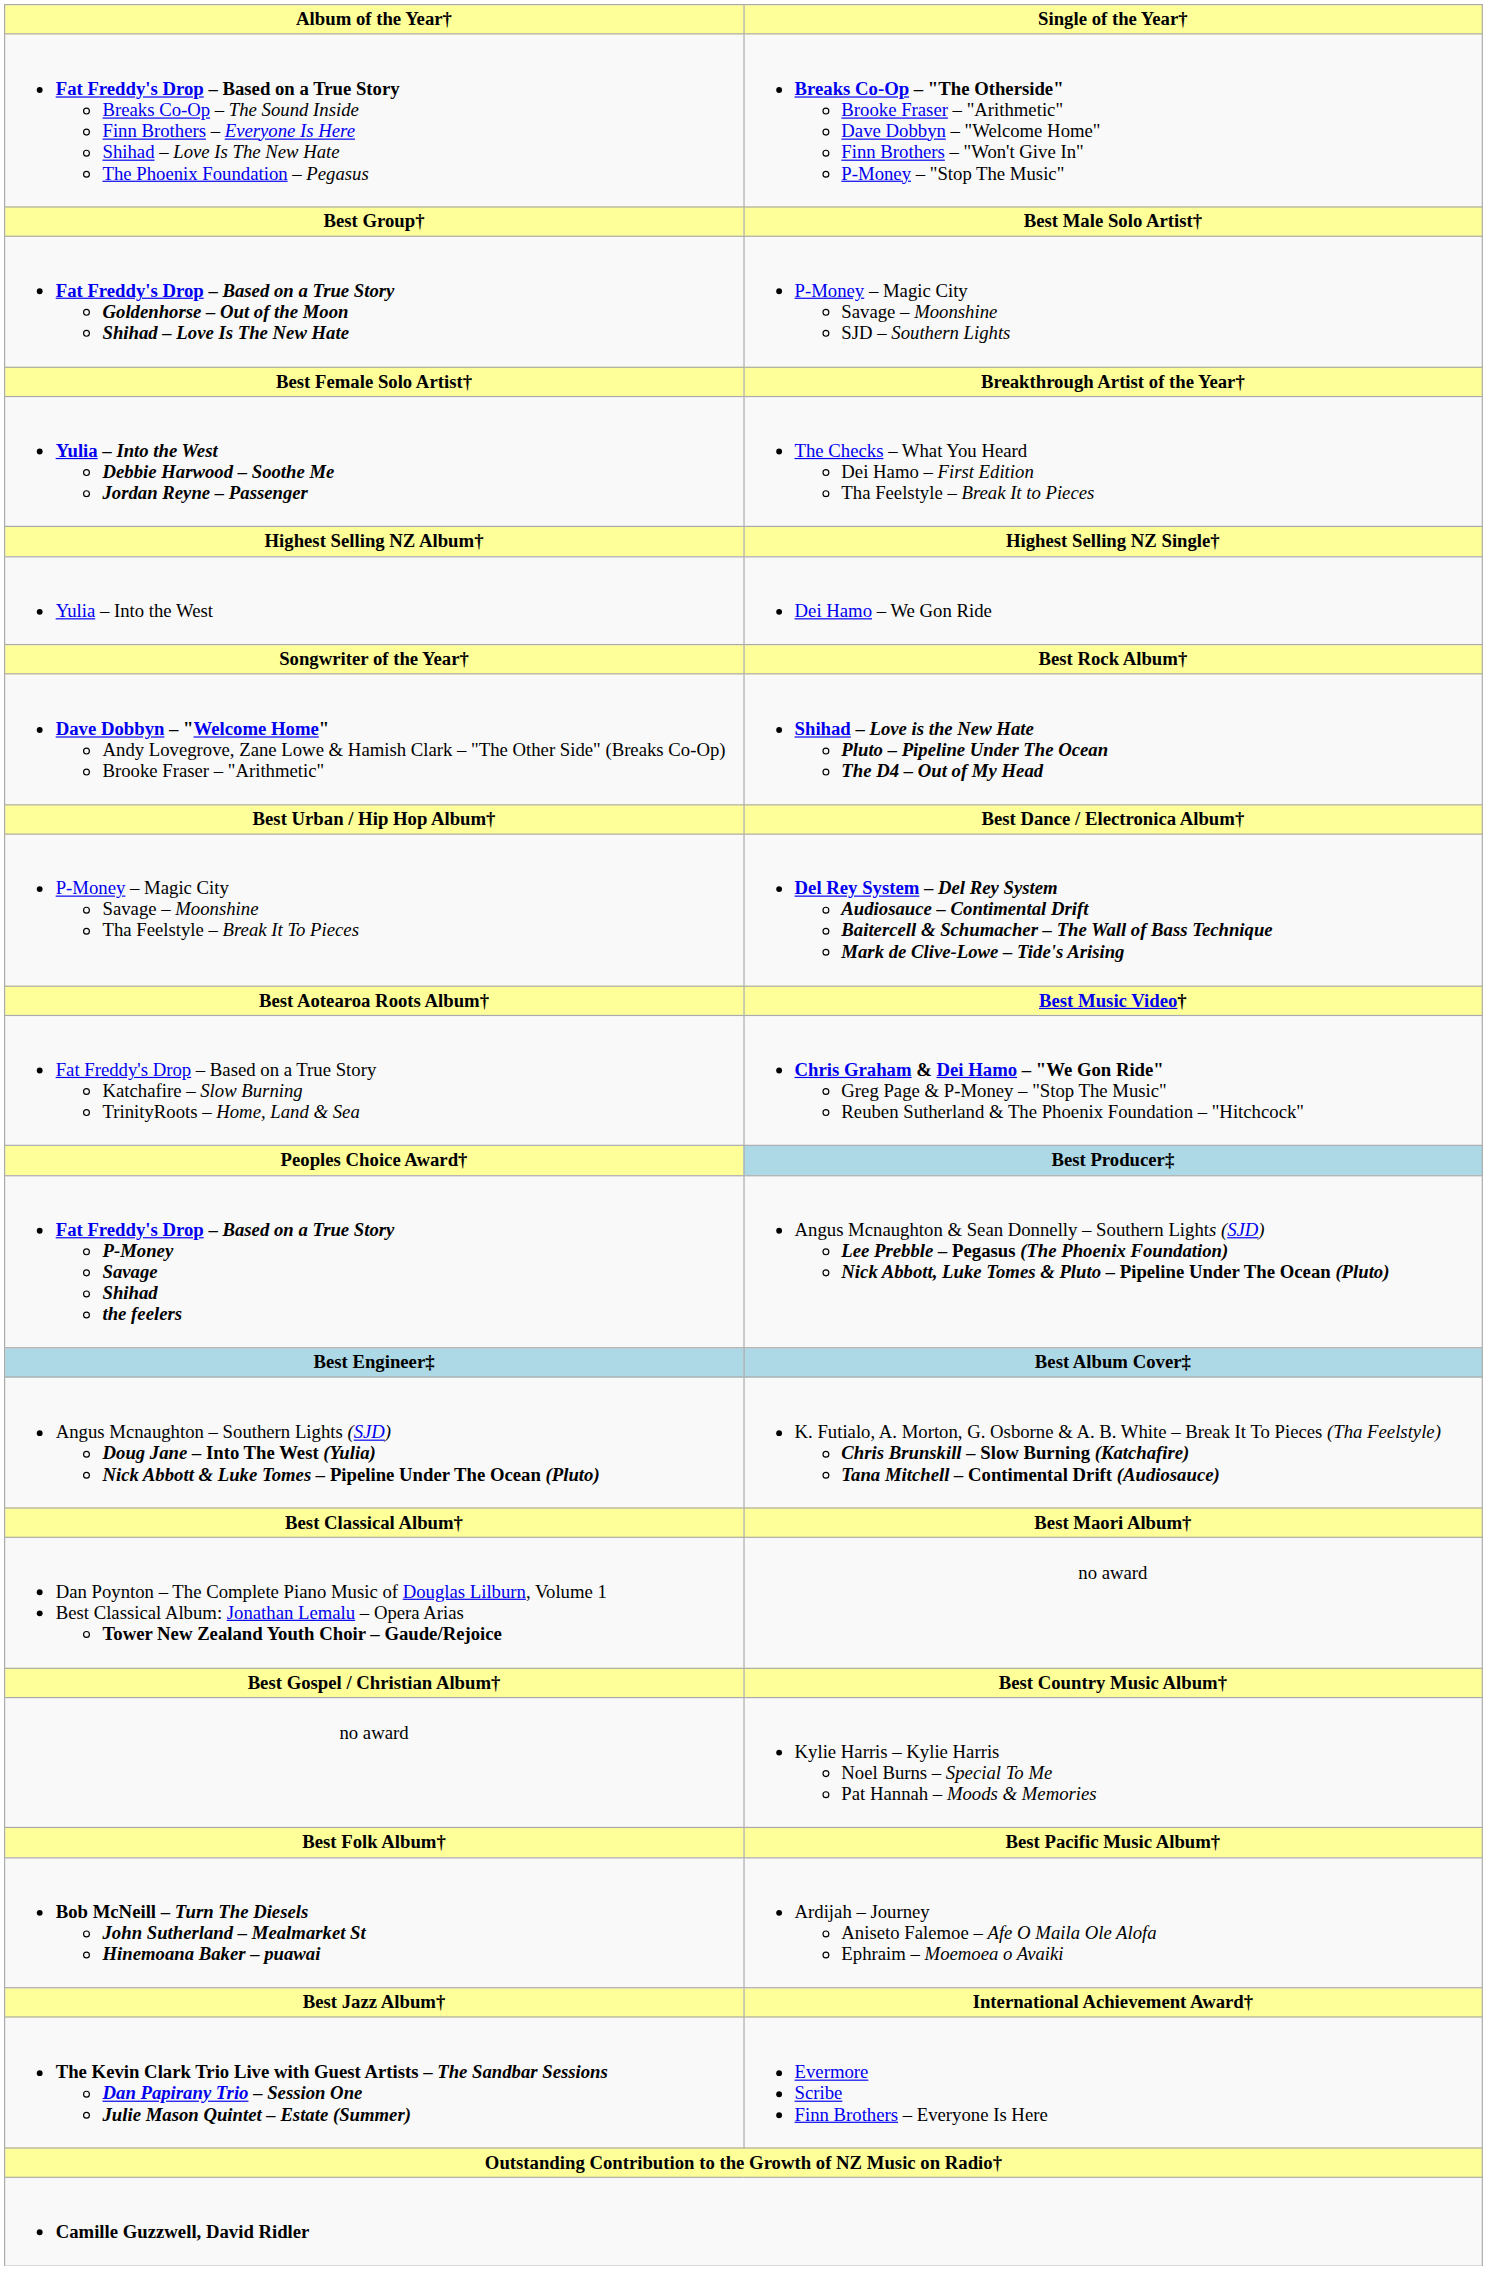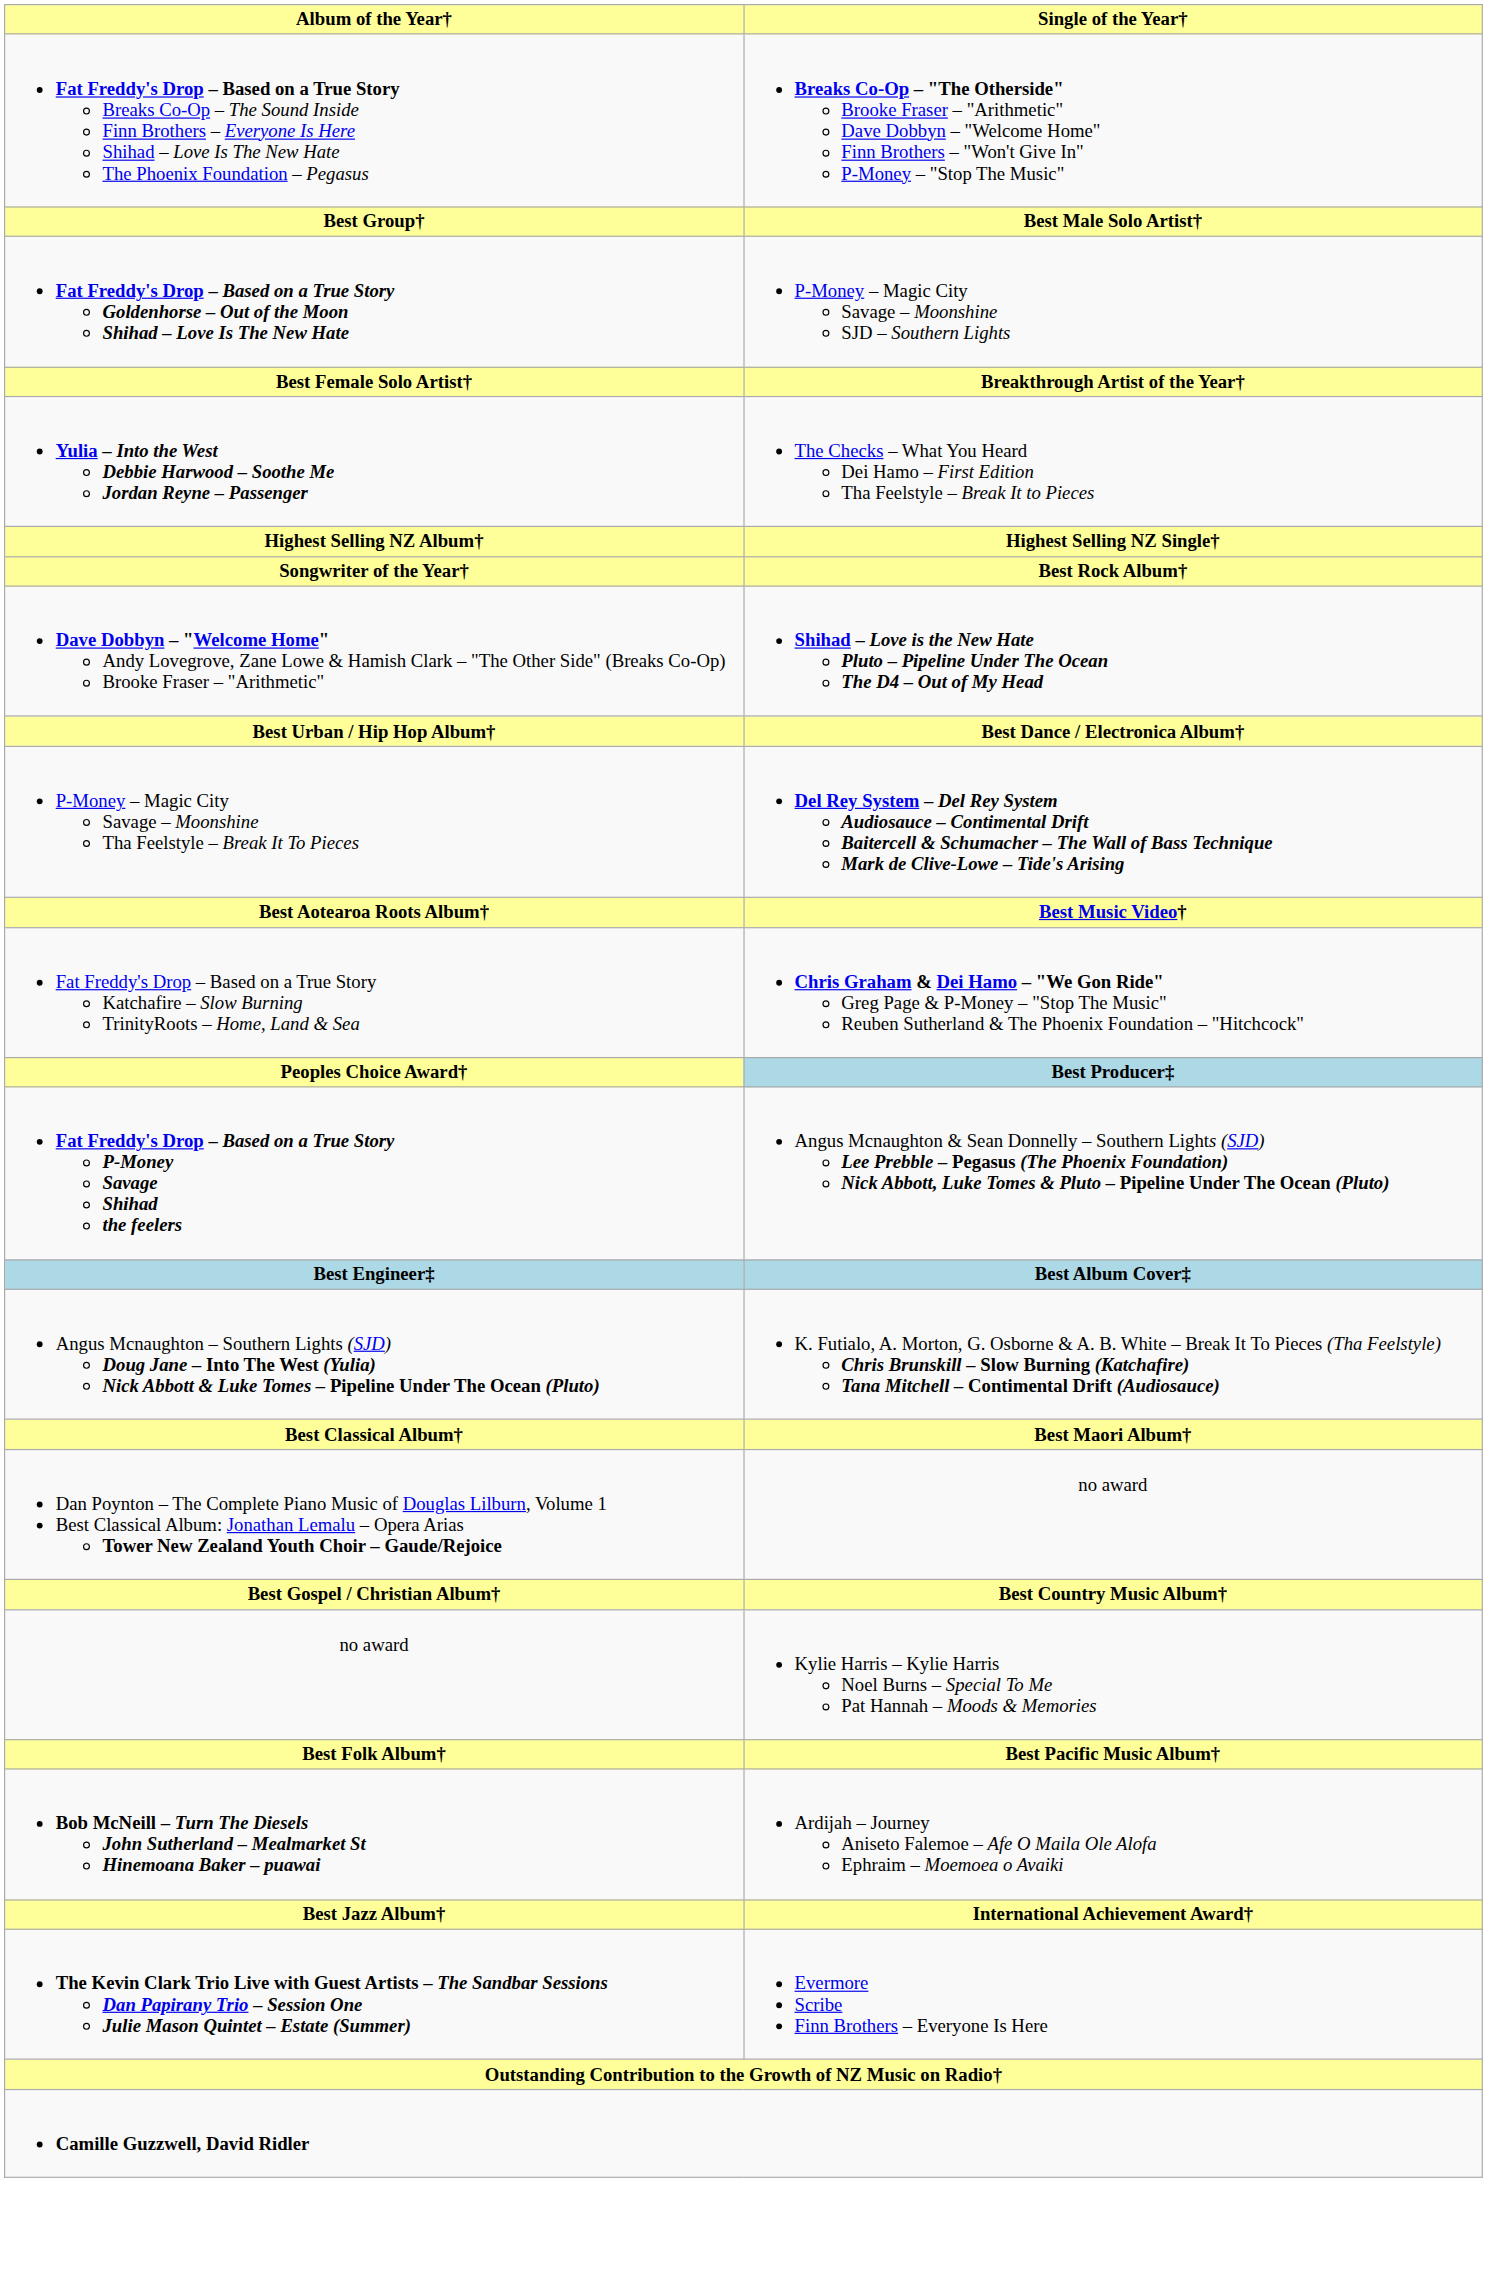- row: (374, 611)
